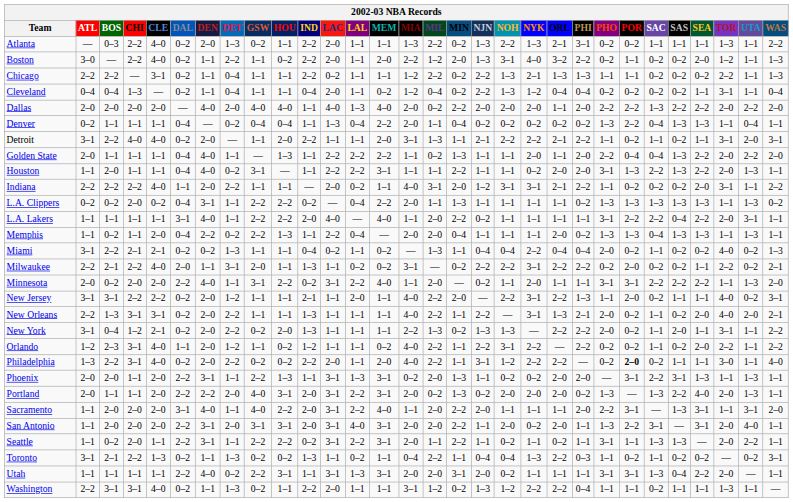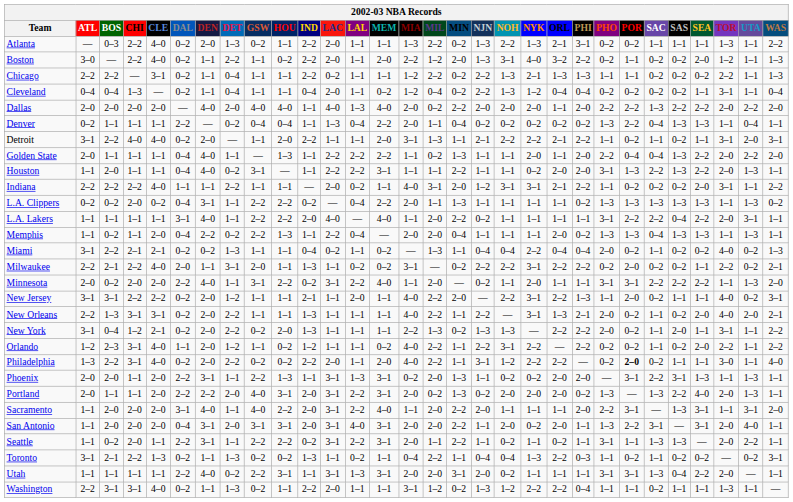(183, 124) 0–4 -> (183, 124) 2–2
(208, 187) 2–0 -> (208, 187) 1–1
(183, 426) 2–2 -> (183, 426) 0–4
